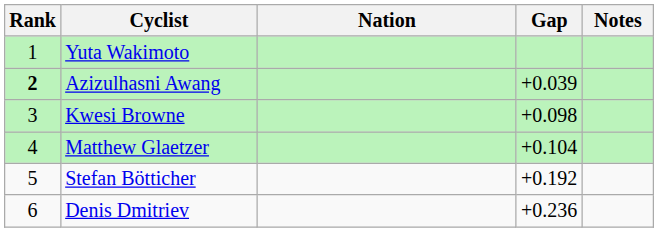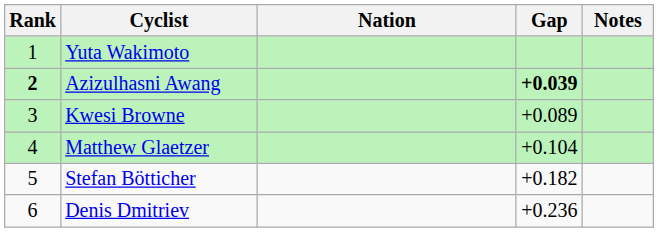(549, 83) normal -> (549, 83) bold
(549, 115) +0.098 -> (549, 115) +0.089
(549, 178) +0.192 -> (549, 178) +0.182
